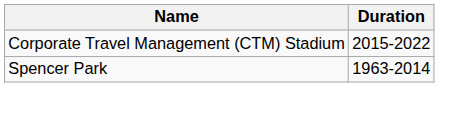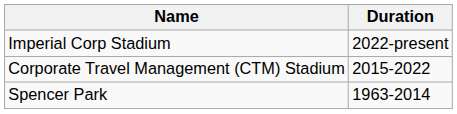+ row: (89, 43)
